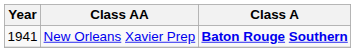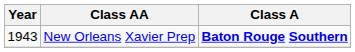(22, 36) 1941 -> (22, 36) 1943
